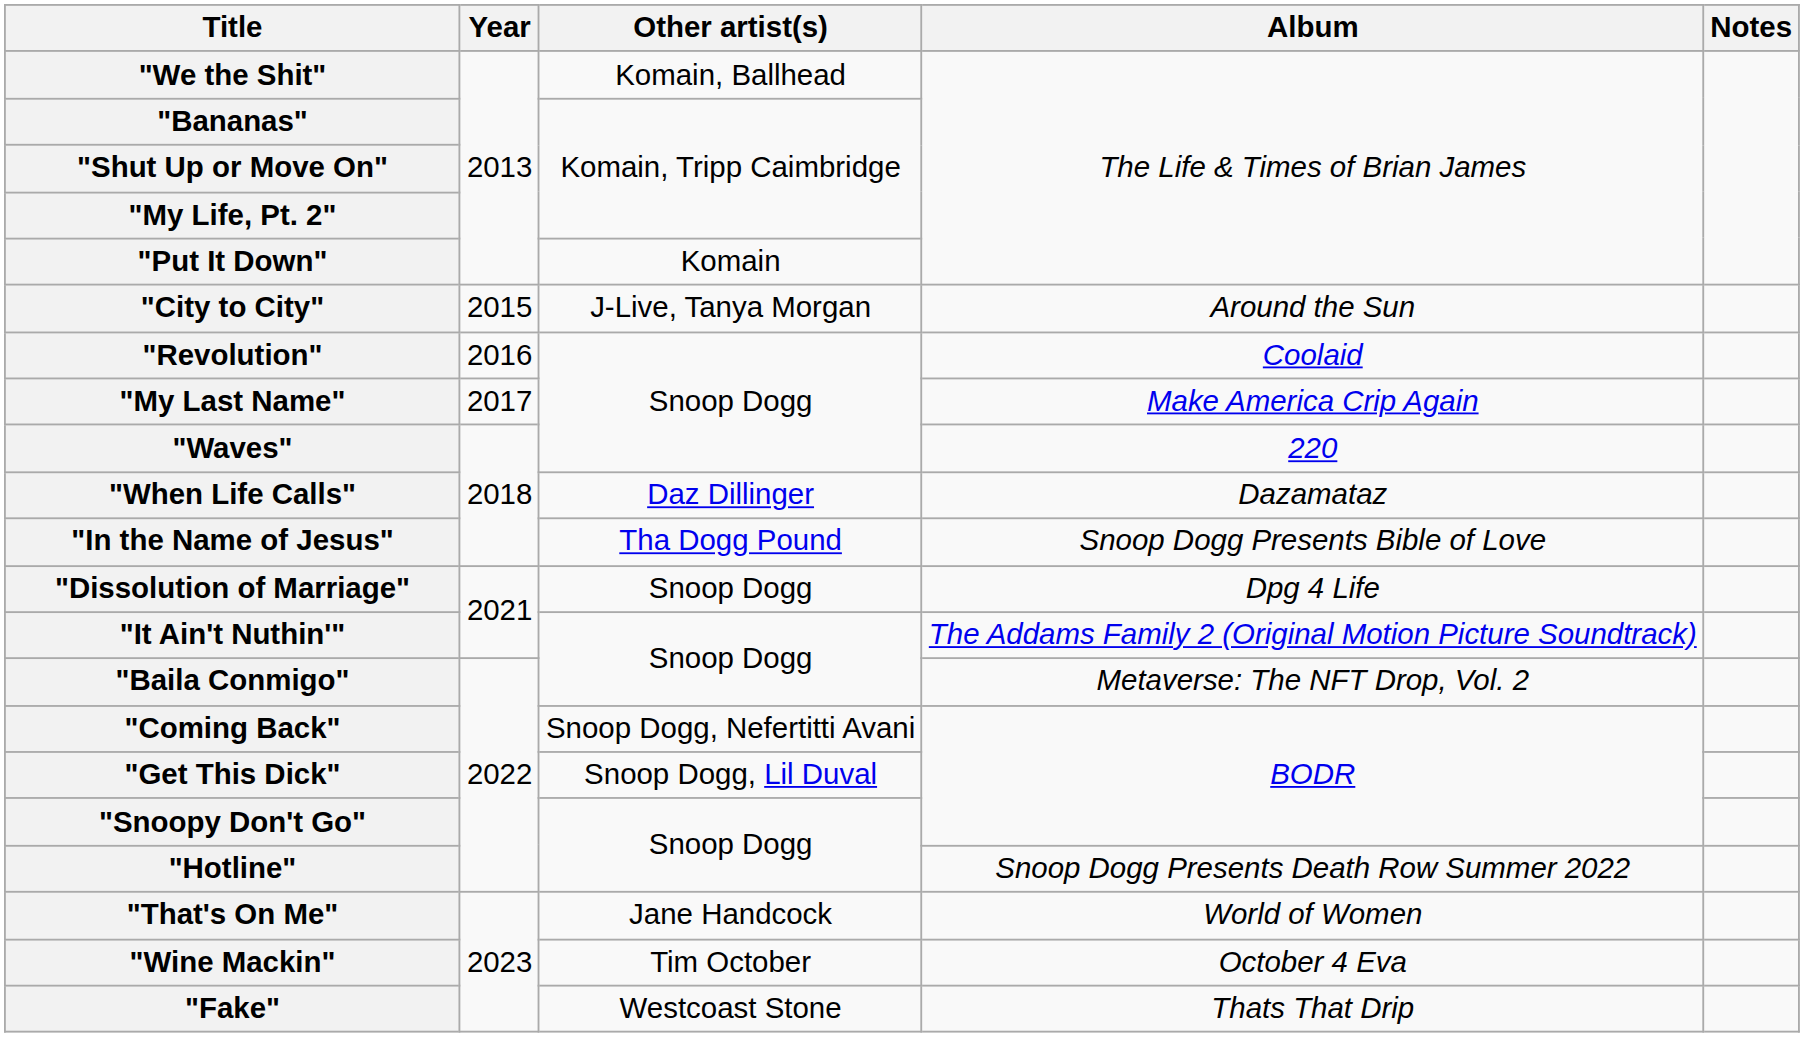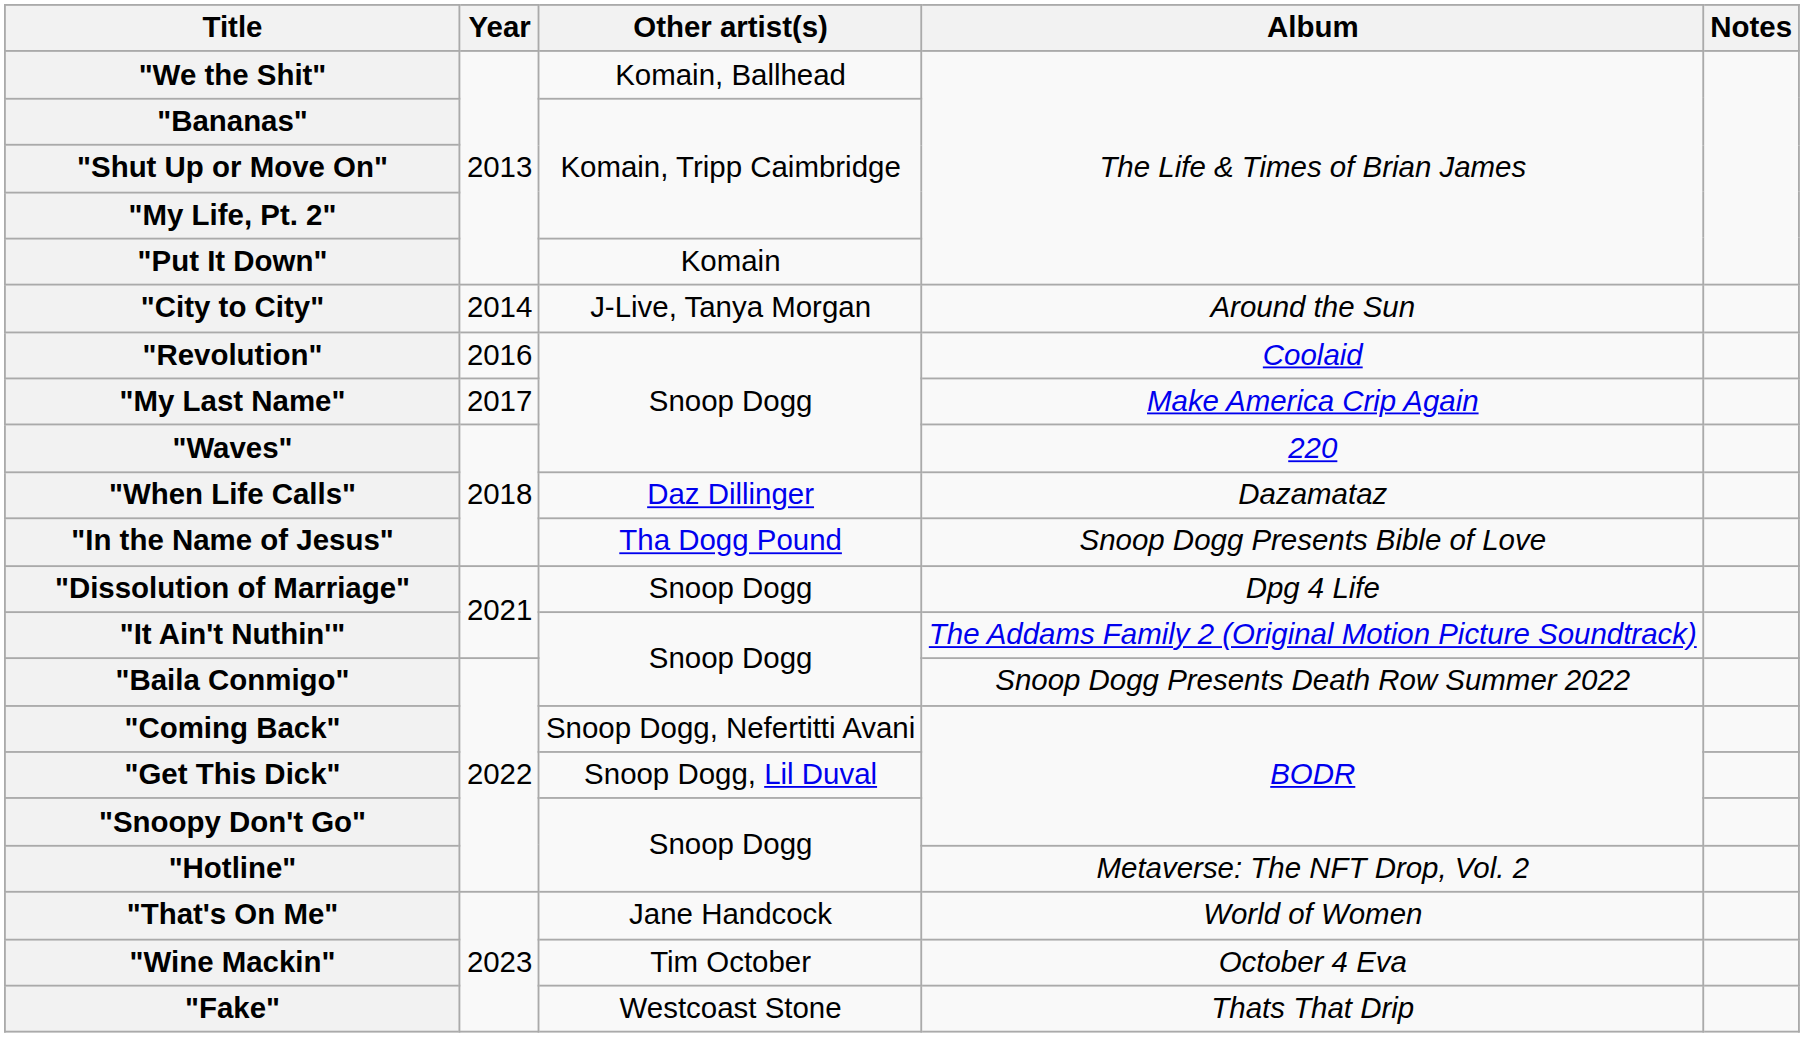(500, 307) 2015 -> (500, 307) 2014
(1313, 681) Metaverse: The NFT Drop, Vol. 2 -> (1313, 681) Snoop Dogg Presents Death Row Summer 2022
(1313, 868) Snoop Dogg Presents Death Row Summer 2022 -> (1313, 868) Metaverse: The NFT Drop, Vol. 2
